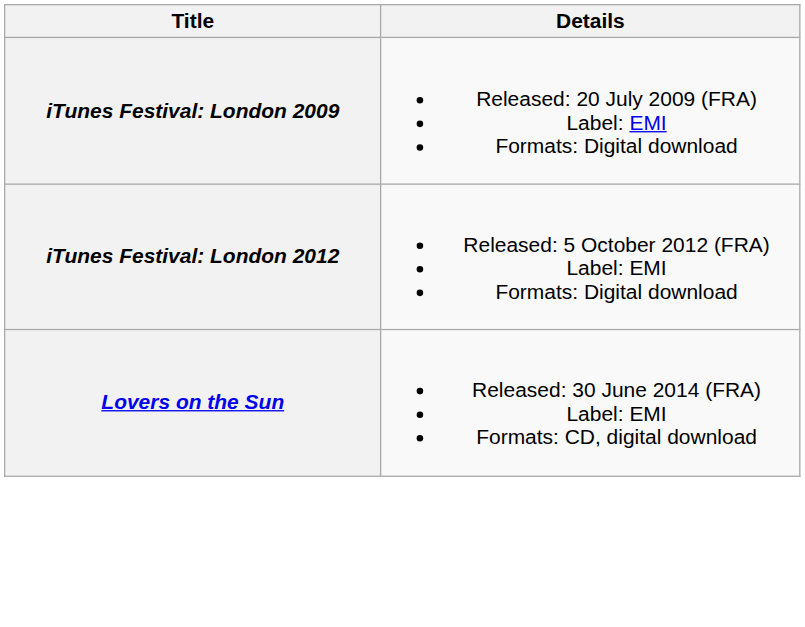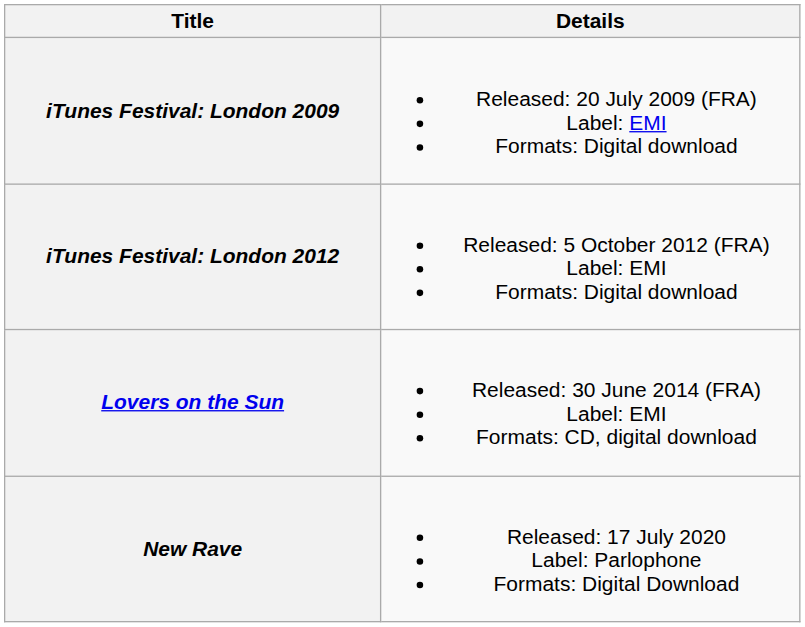+ row: (193, 548)
